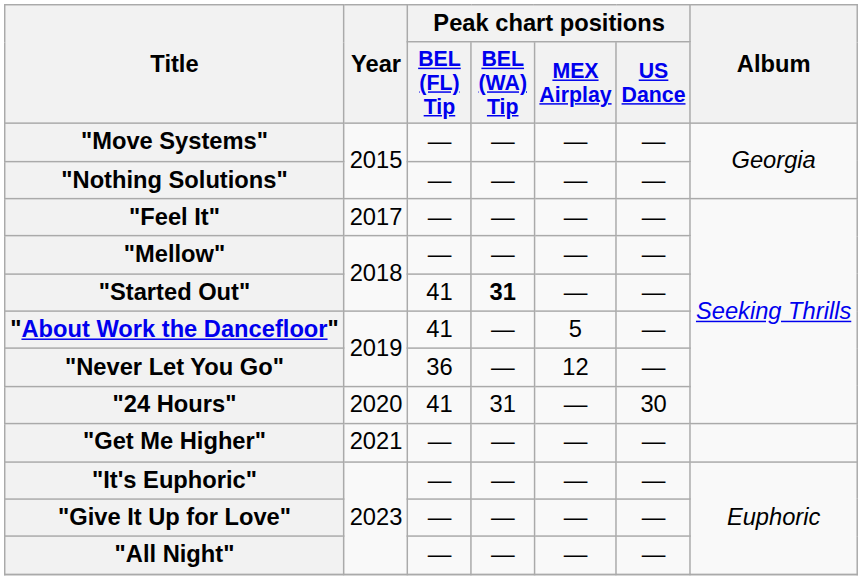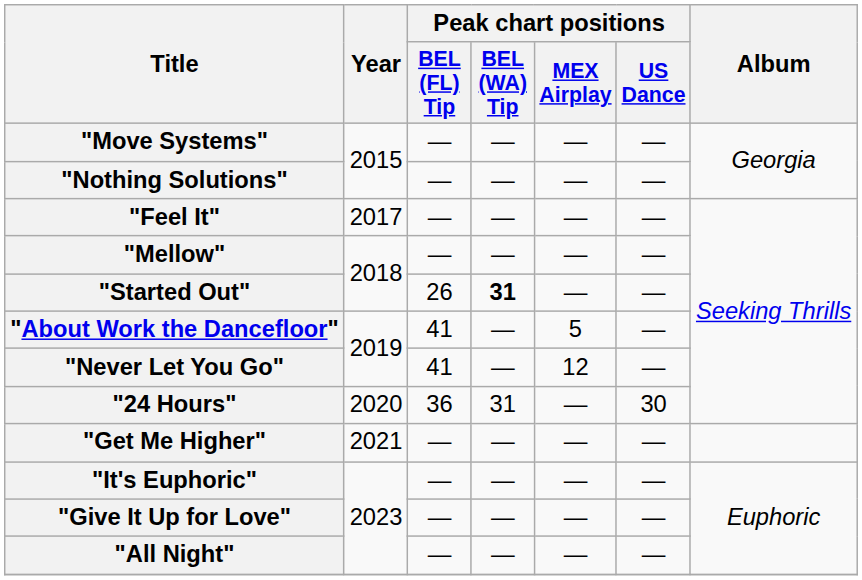(439, 292) 41 -> (439, 292) 26
(439, 367) 36 -> (439, 367) 41
(439, 404) 41 -> (439, 404) 36
